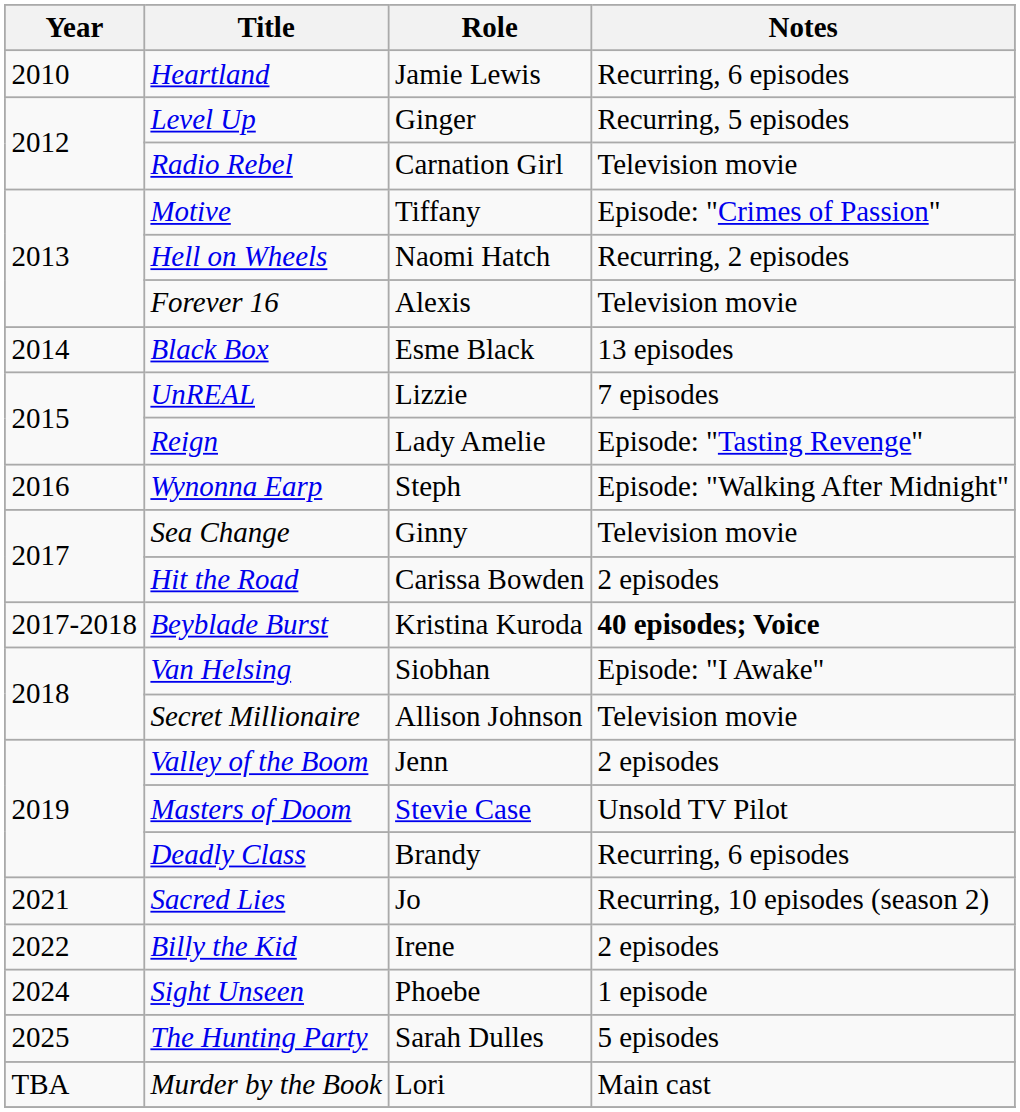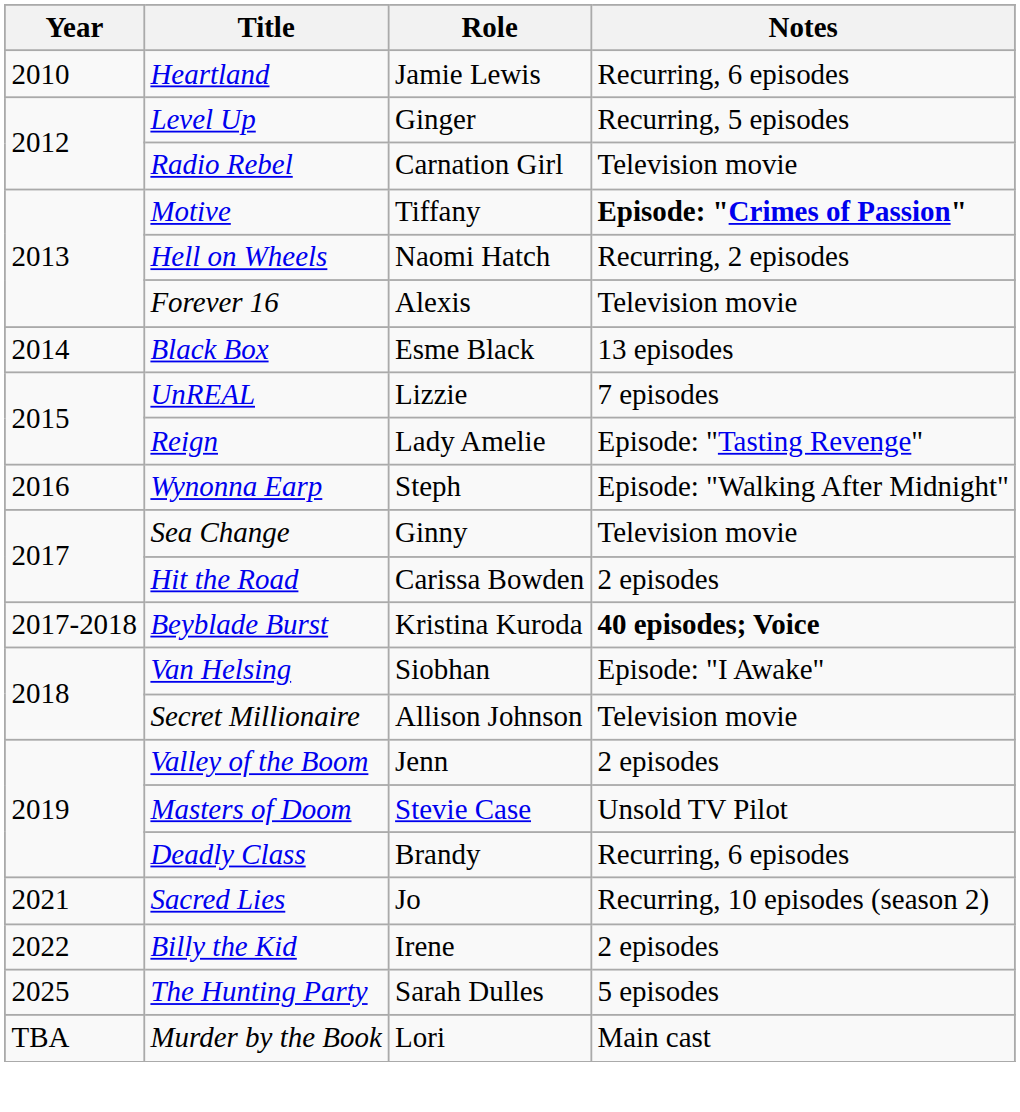(769, 211) normal -> (782, 211) bold
- row: (227, 991)
